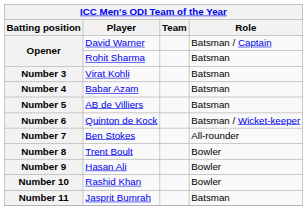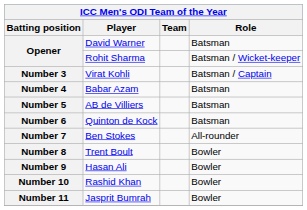(231, 43) Batsman / Captain -> (211, 43) Batsman
(211, 58) Batsman -> (246, 58) Batsman / Wicket-keeper
(211, 74) Batsman -> (231, 74) Batsman / Captain
(246, 120) Batsman / Wicket-keeper -> (211, 120) Batsman
(211, 197) Batsman -> (206, 197) Bowler
